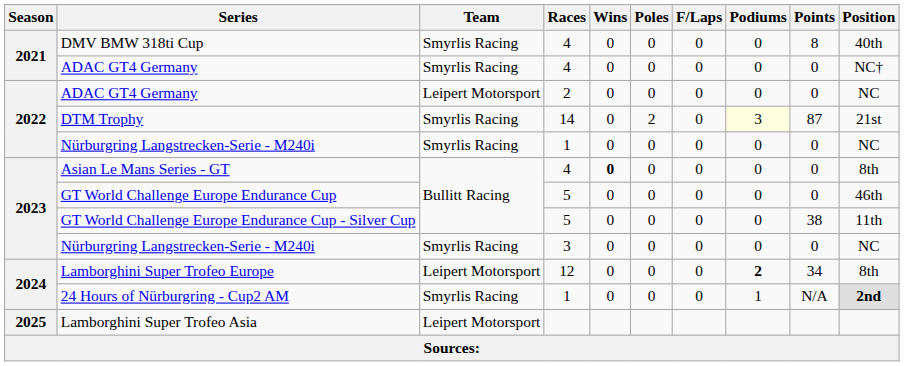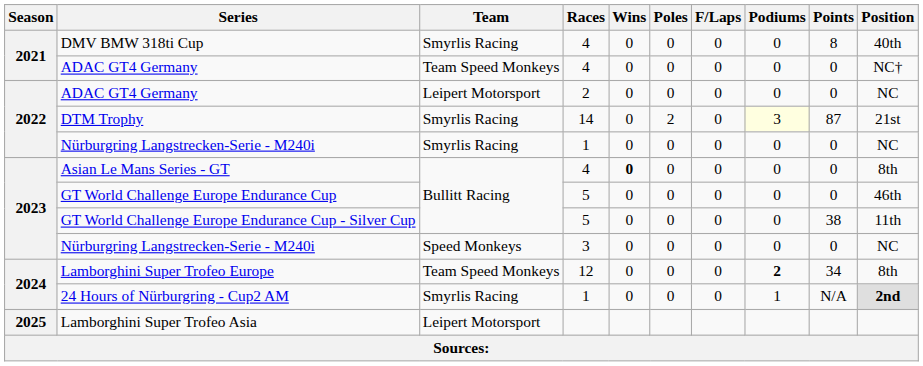(470, 68) Smyrlis Racing -> (491, 68) Team Speed Monkeys
(470, 246) Smyrlis Racing -> (472, 246) Speed Monkeys
(482, 271) Leipert Motorsport -> (491, 271) Team Speed Monkeys
